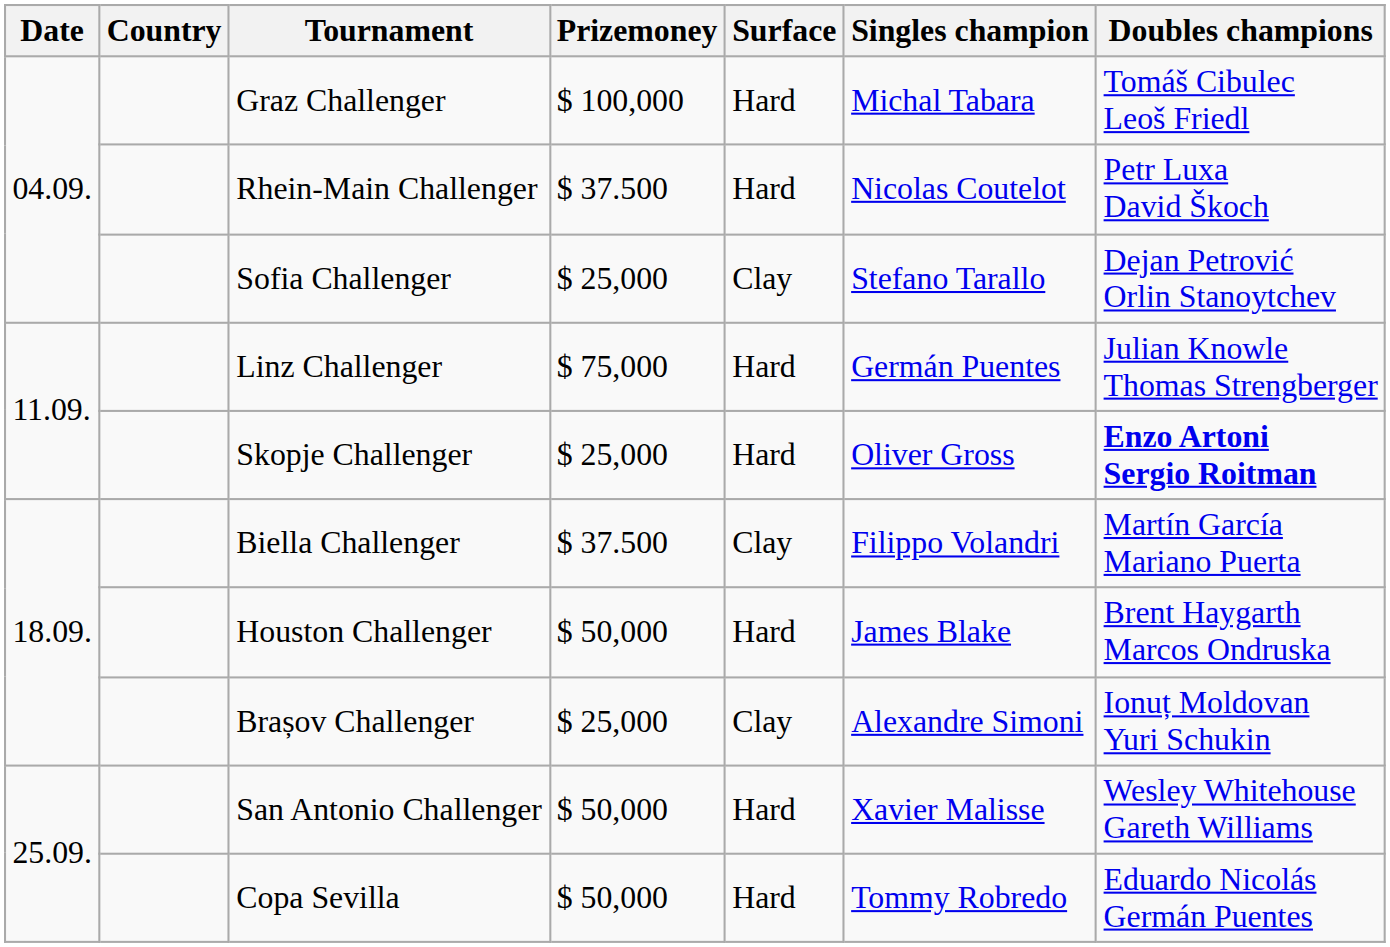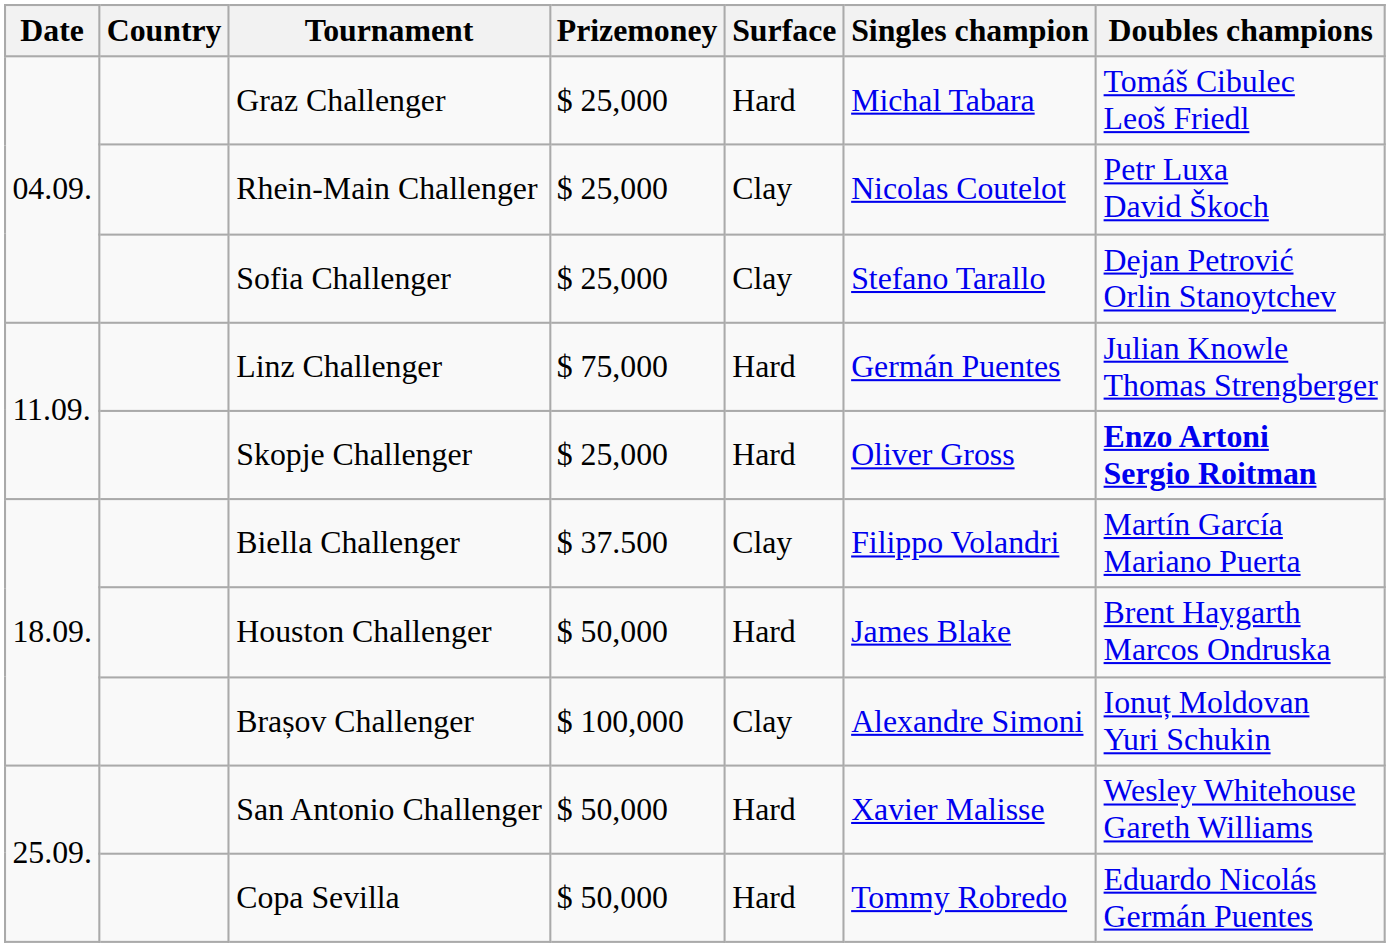(620, 99) $ 100,000 -> (612, 99) $ 25,000
(612, 188) $ 37.500 -> (612, 188) $ 25,000
(764, 188) Hard -> (762, 188) Clay
(612, 719) $ 25,000 -> (620, 719) $ 100,000
